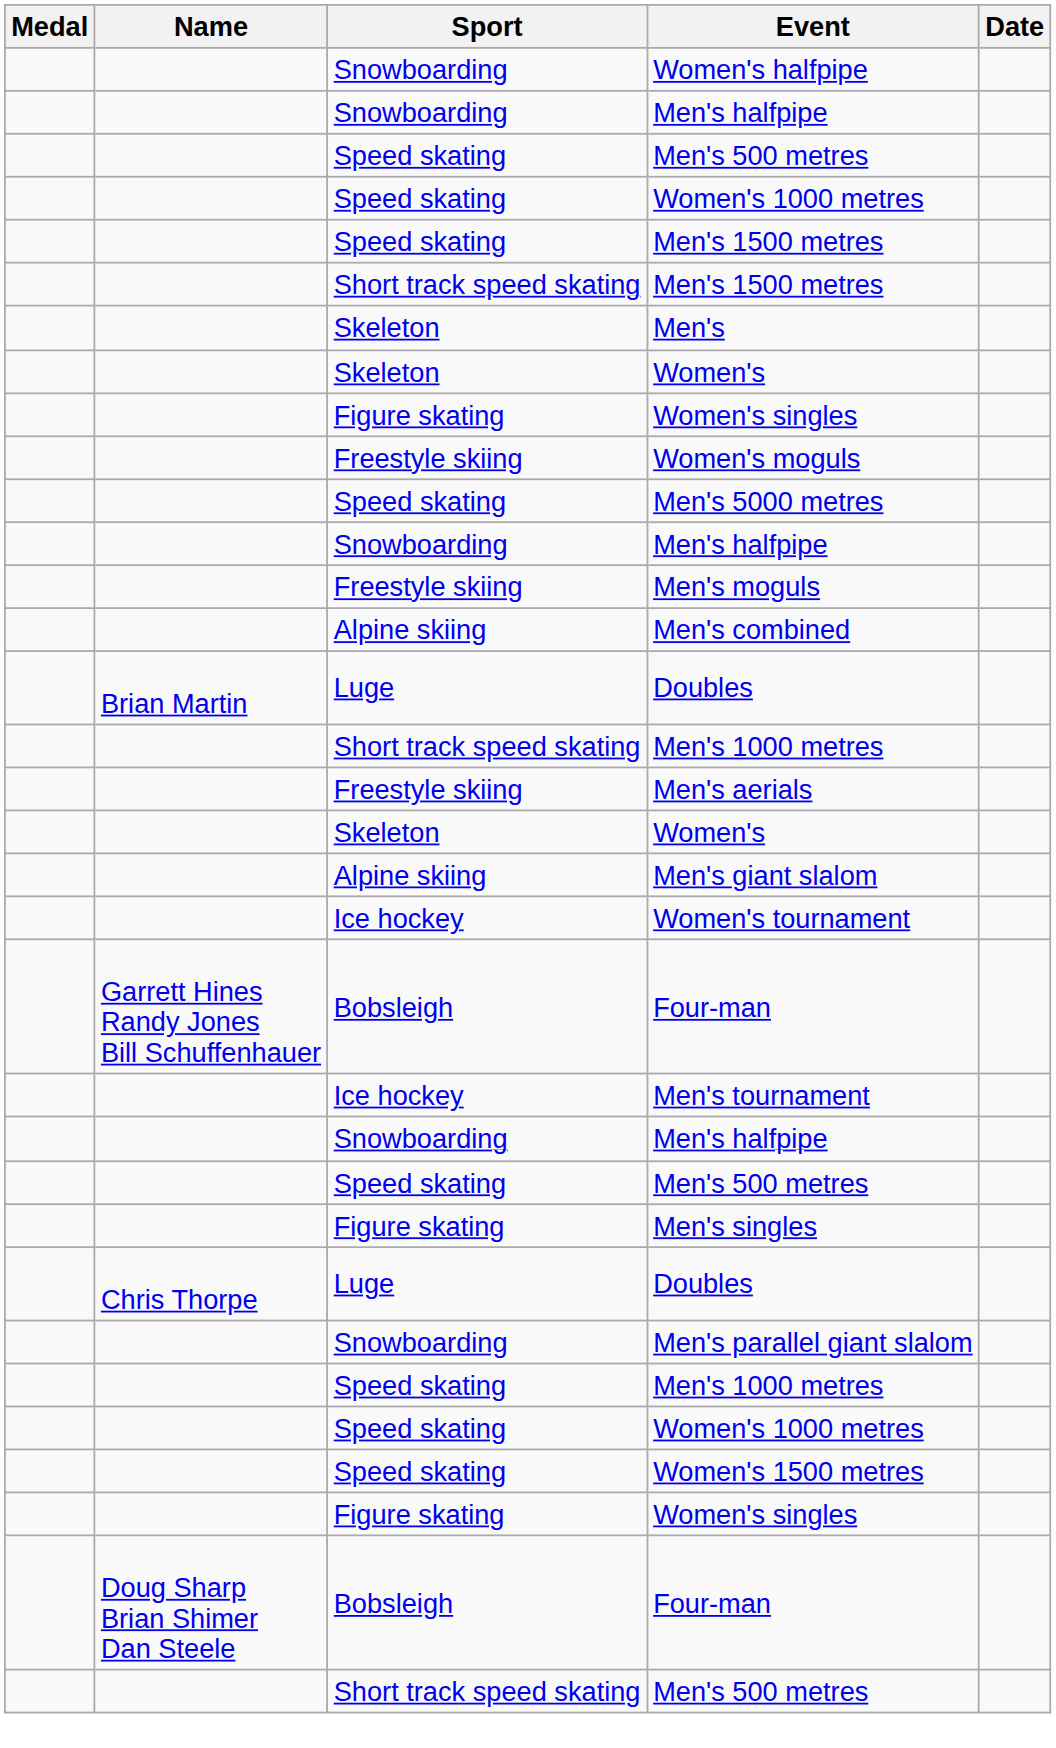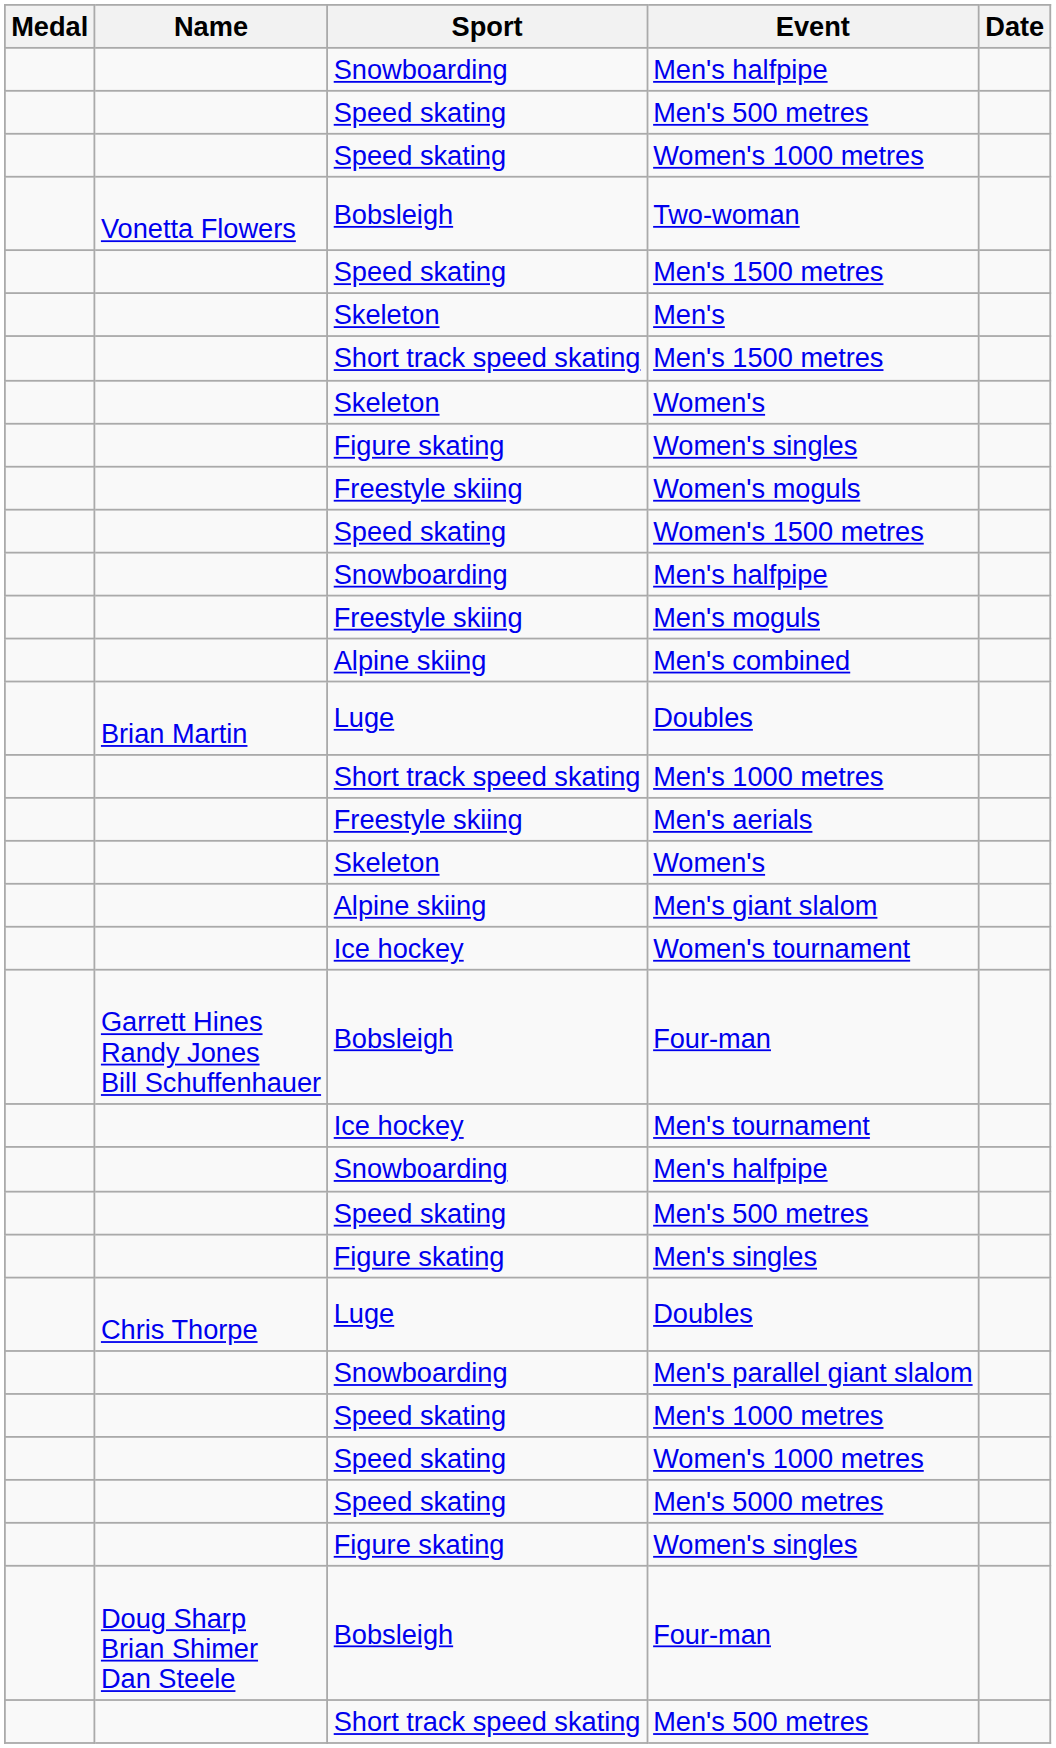- row: (421, 70)
+ row: (393, 214)
rows swapped: (487, 285) <-> (387, 328)
rows swapped: (420, 500) <-> (420, 1471)
